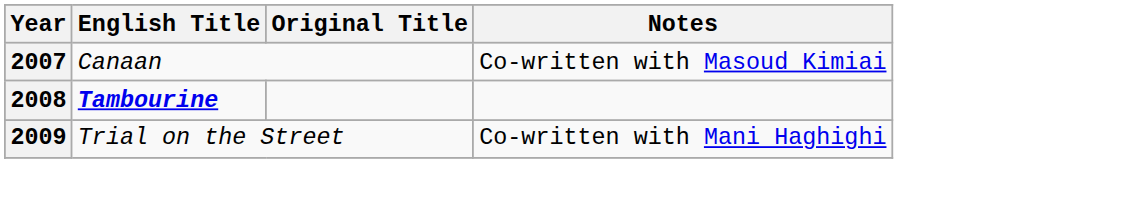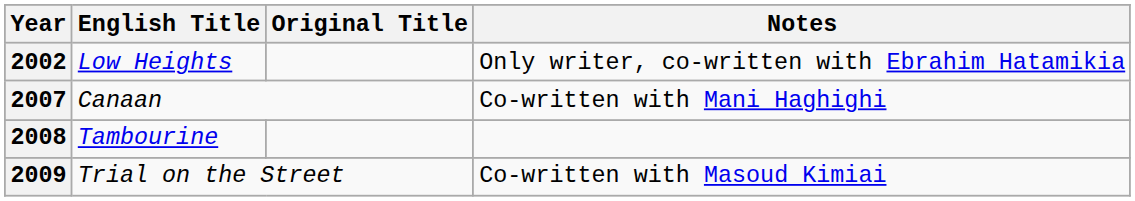+ row: (39, 62)
(683, 62) Co-written with Masoud Kimiai -> (683, 100) Co-written with Mani Haghighi
(148, 100) bold -> (148, 138) normal
(683, 138) Co-written with Mani Haghighi -> (683, 177) Co-written with Masoud Kimiai
